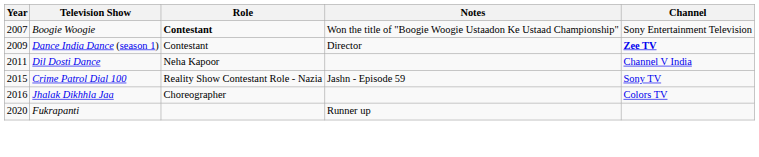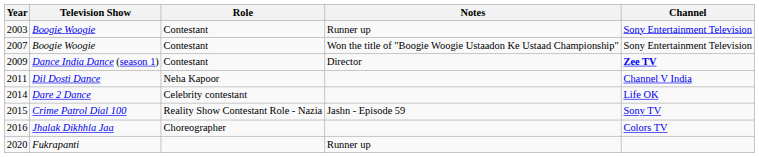+ row: (17, 29)
(188, 29) bold -> (186, 45) normal
+ row: (17, 95)
